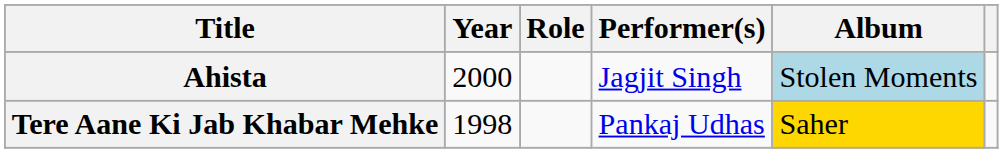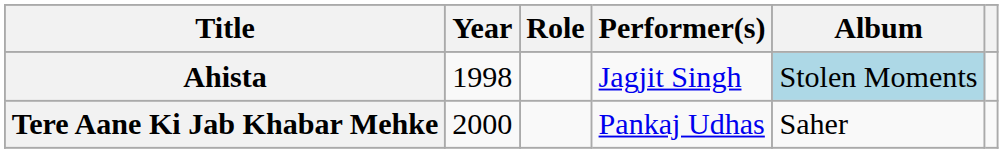(482, 76) 2000 -> (482, 76) 1998
(482, 123) 1998 -> (482, 123) 2000
(814, 123) gold background -> (814, 123) no background
